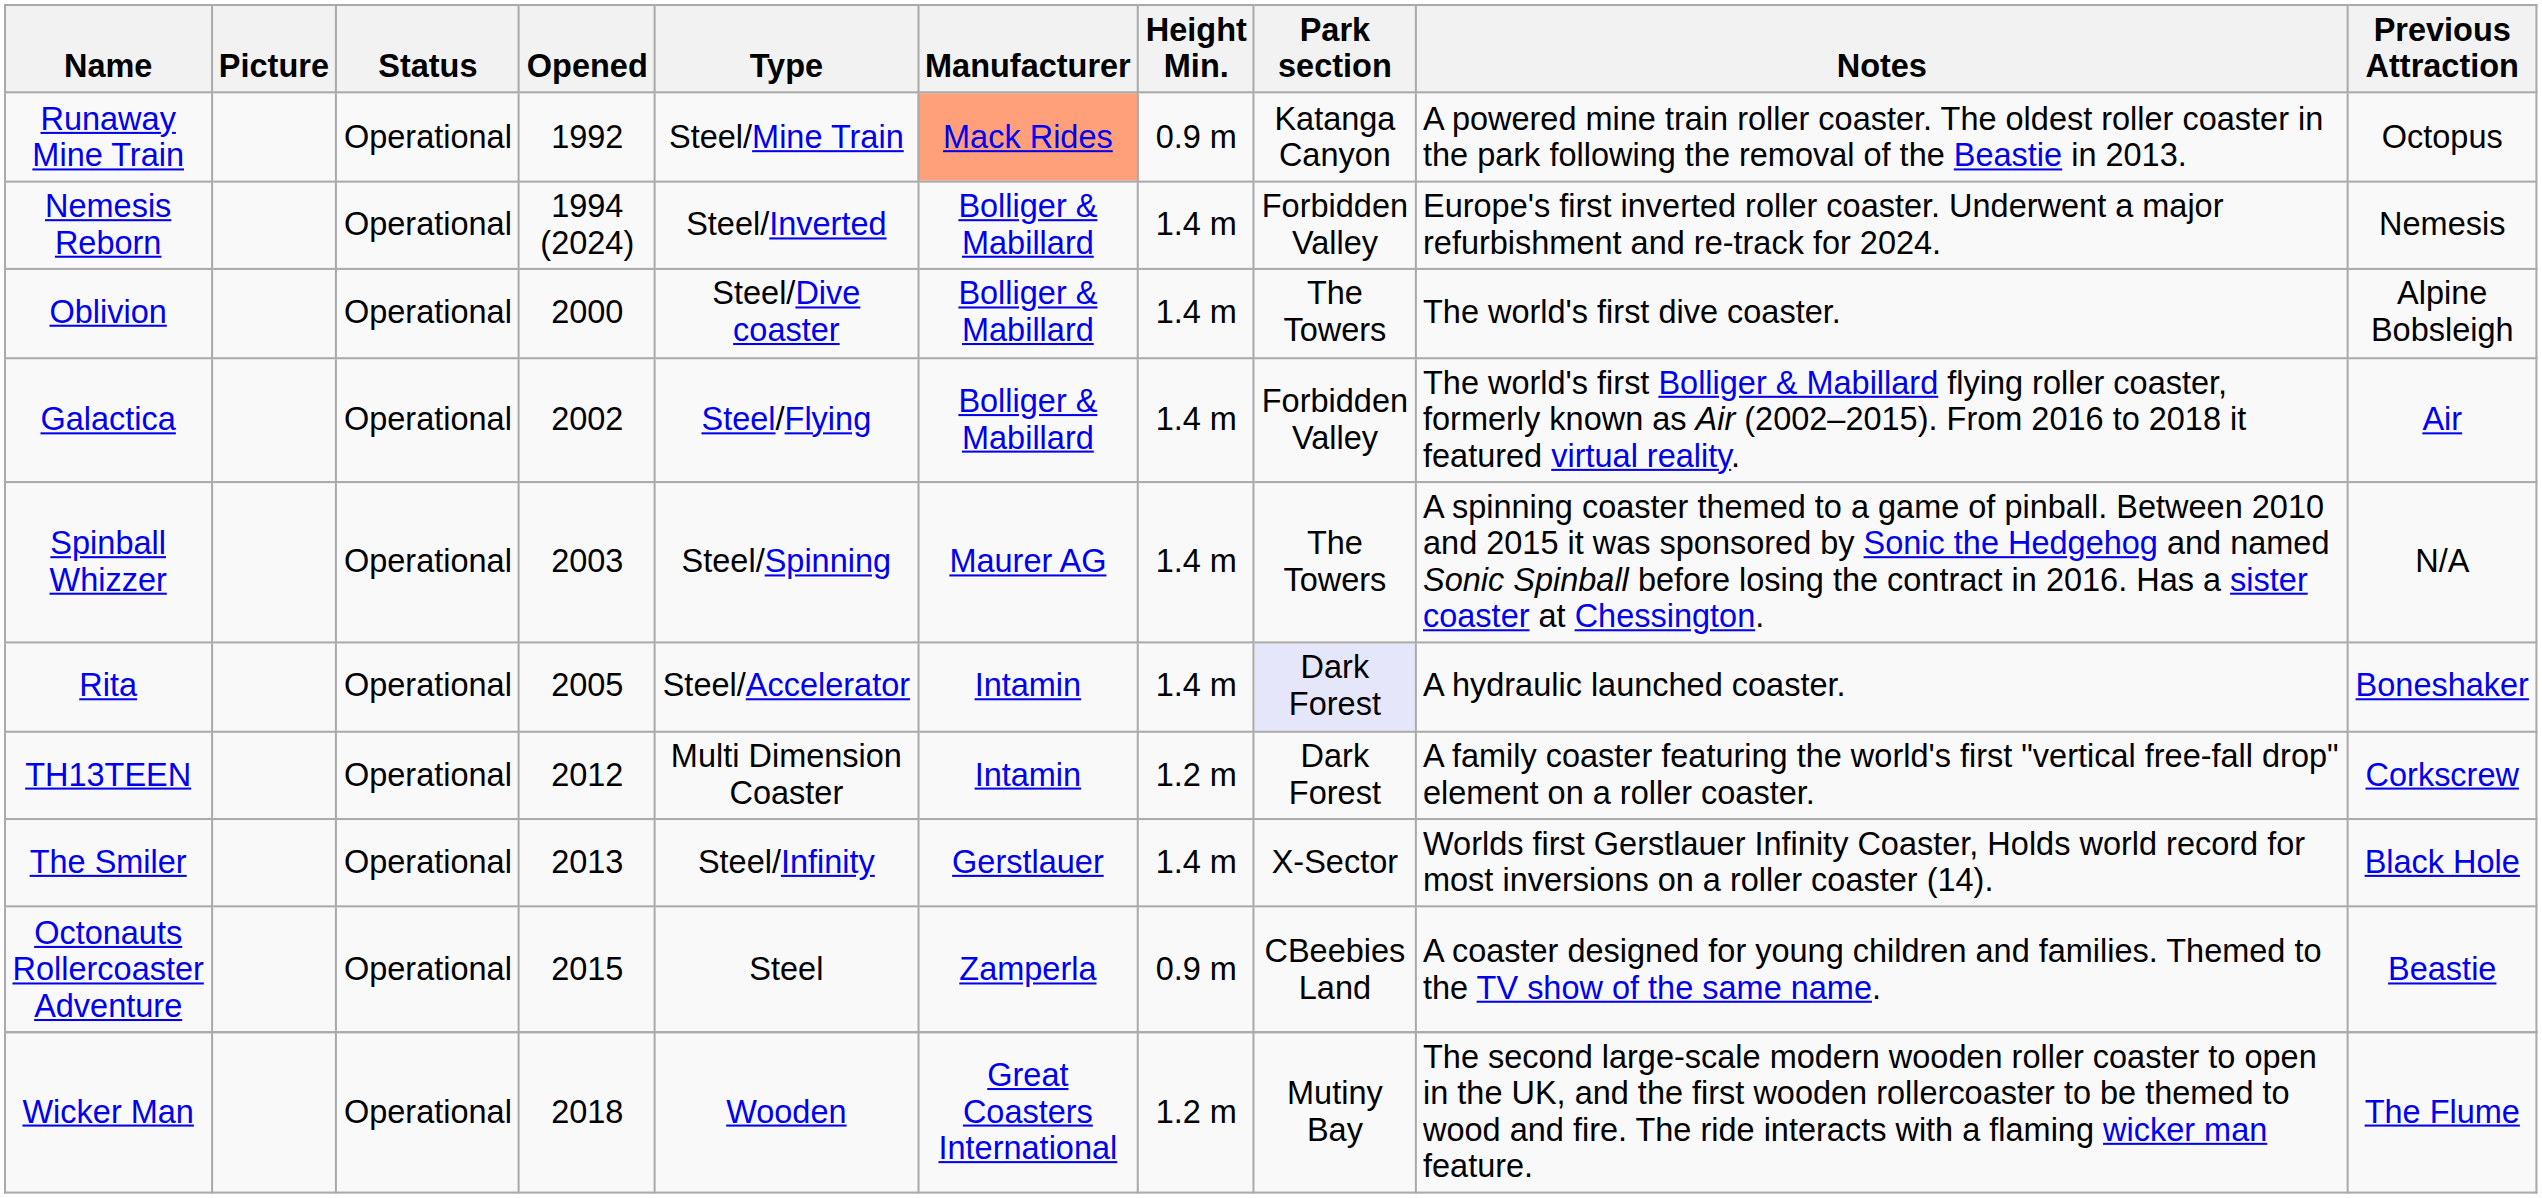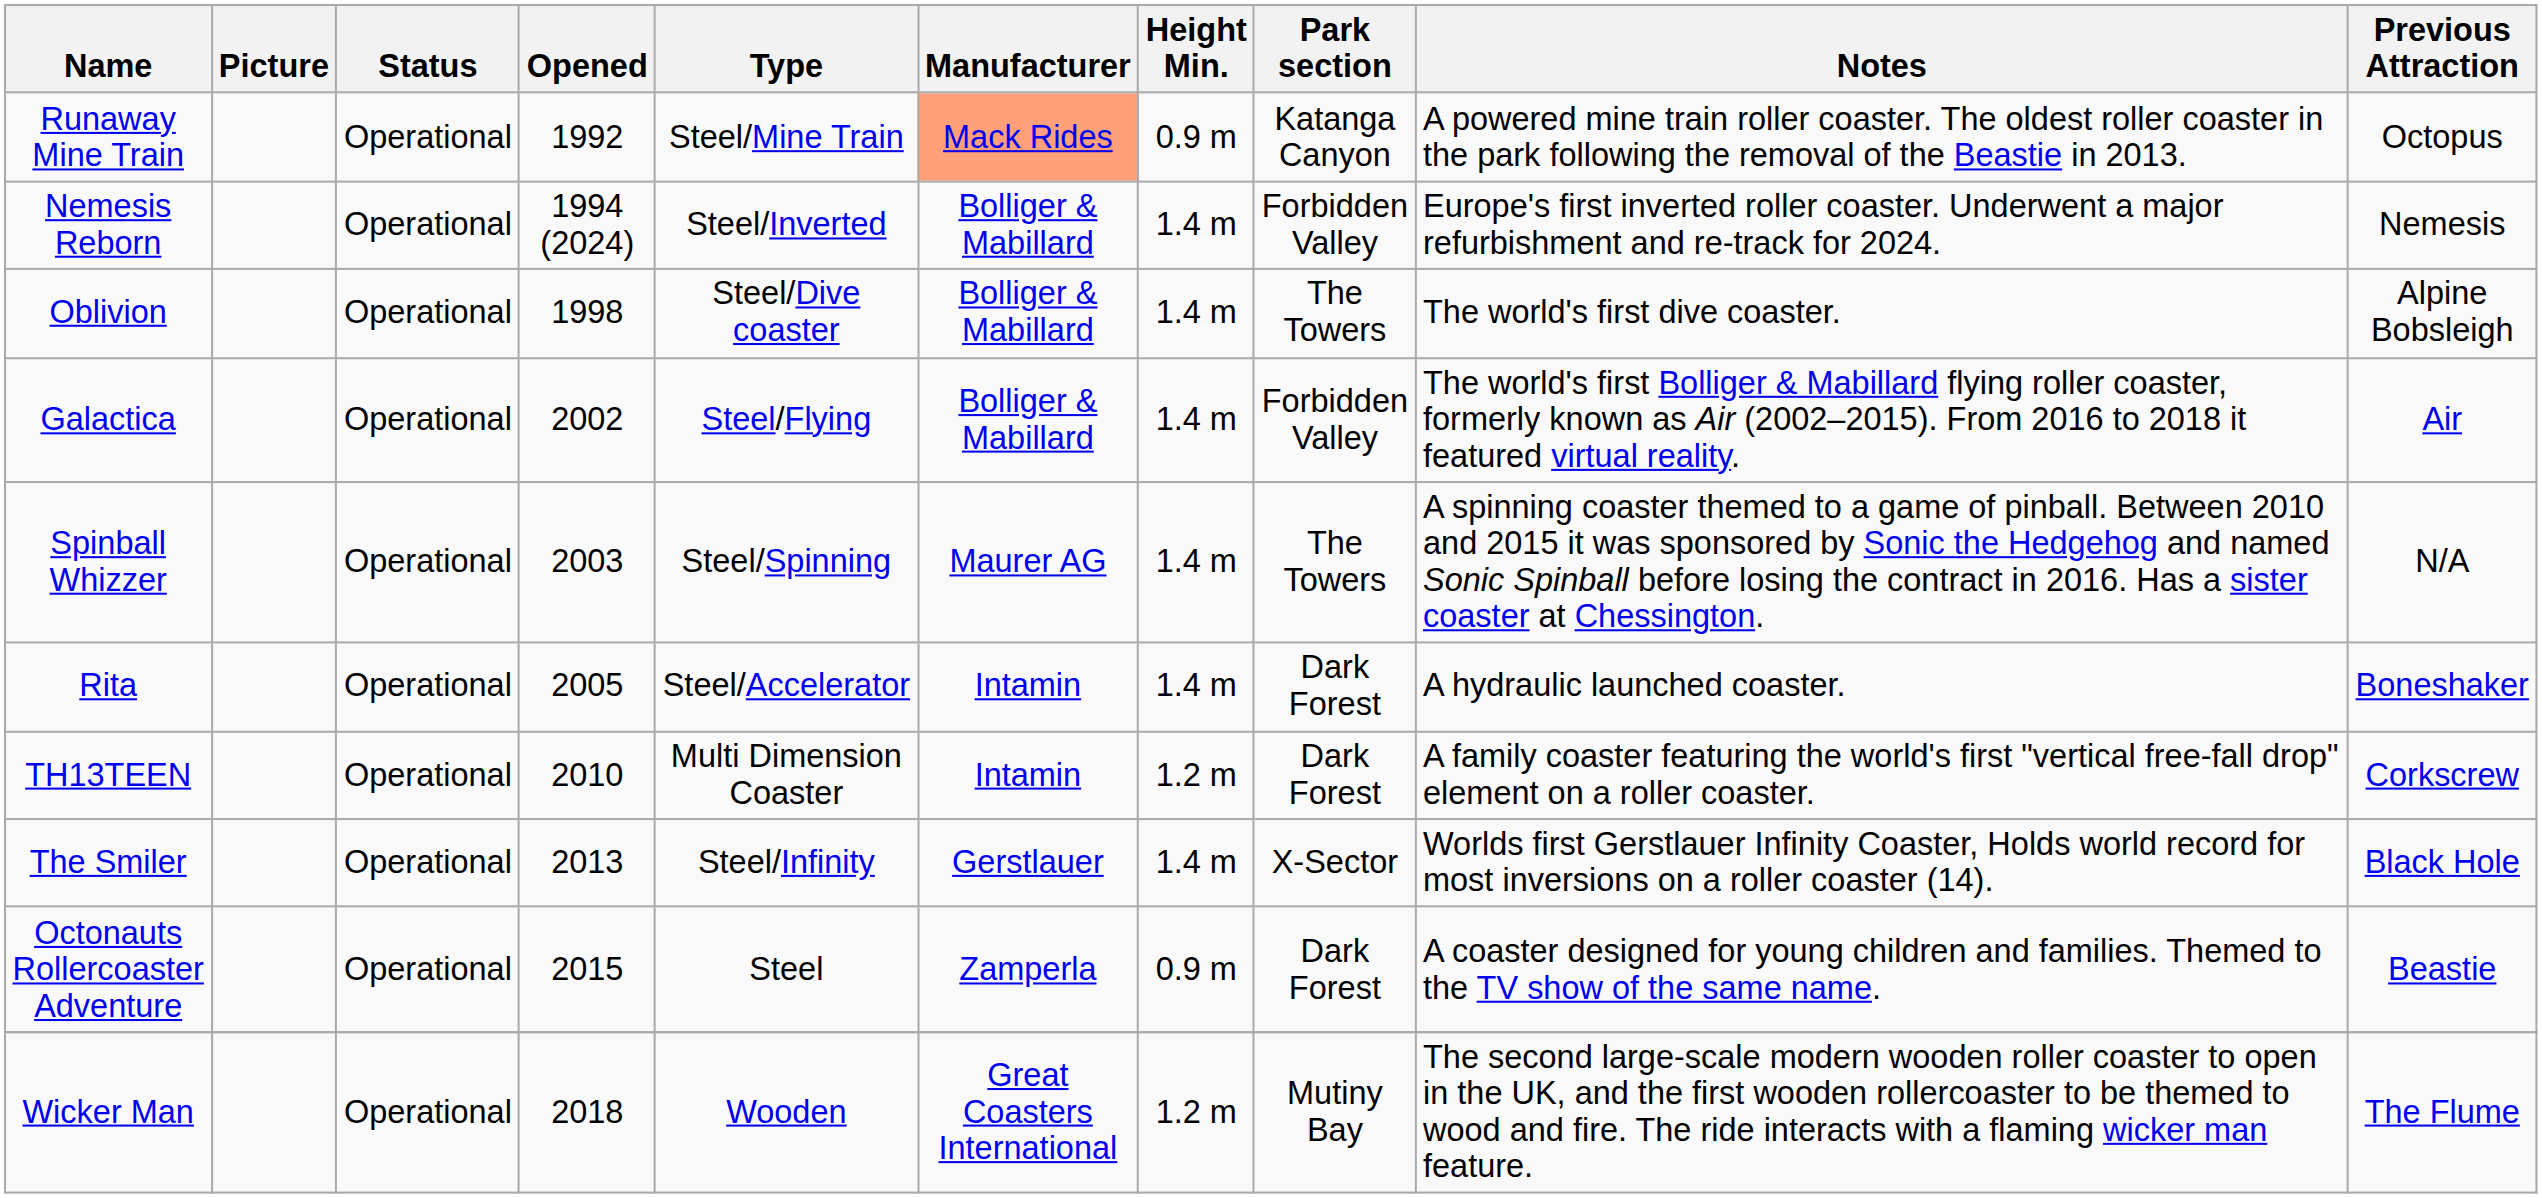(587, 312) 2000 -> (587, 312) 1998
(1335, 686) lavender background -> (1335, 686) no background
(587, 774) 2012 -> (587, 774) 2010
(1335, 968) CBeebies Land -> (1335, 968) Dark Forest
